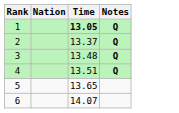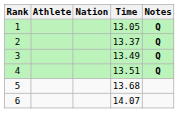+ column: (52, 12)
(84, 27) bold -> (126, 27) normal
(84, 56) 13.48 -> (126, 56) 13.49
(84, 86) 13.65 -> (126, 86) 13.68
